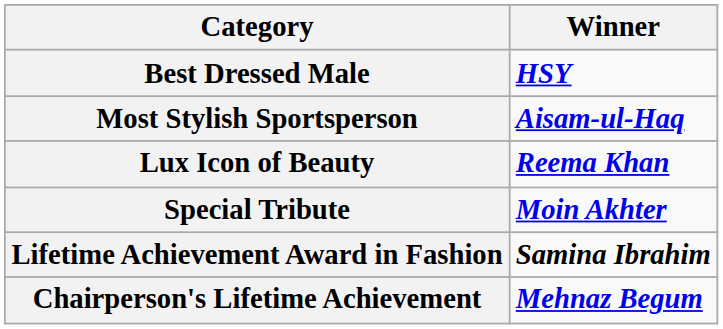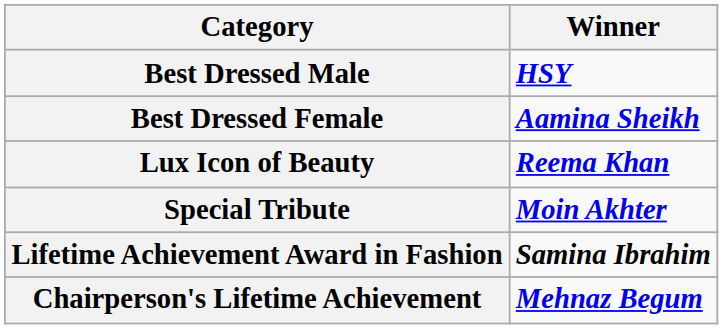+ row: (257, 118)
- row: (257, 118)
